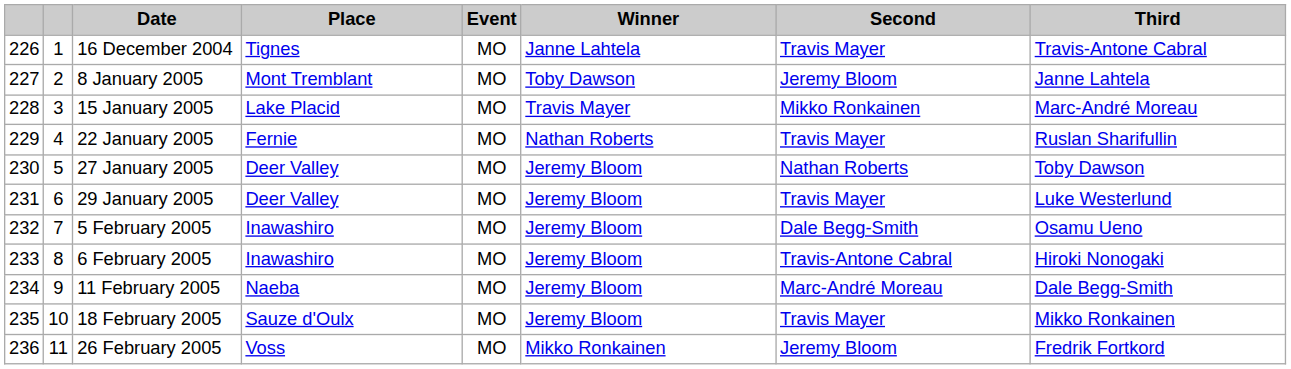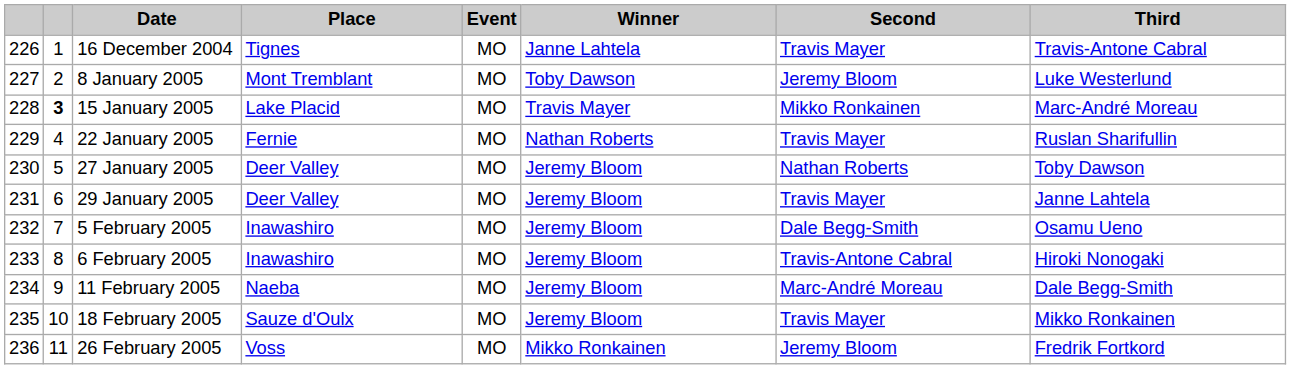(1092, 79) Janne Lahtela -> (1103, 79) Luke Westerlund
(58, 108) normal -> (58, 108) bold
(1103, 198) Luke Westerlund -> (1092, 198) Janne Lahtela
